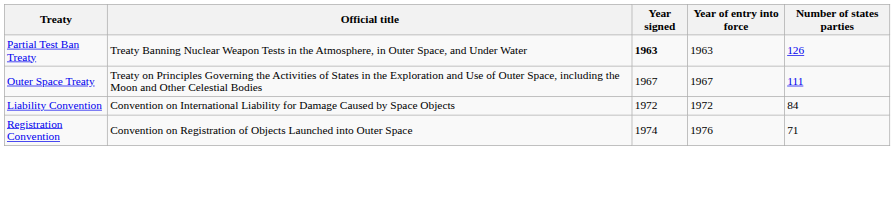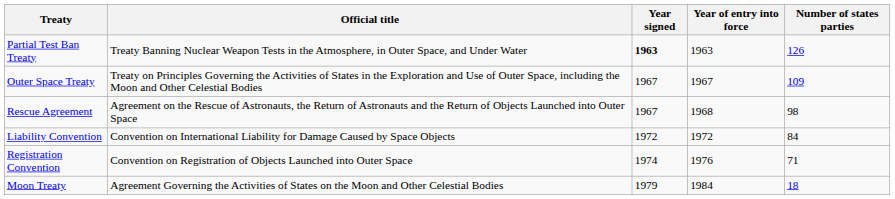(795, 81) 111 -> (796, 81) 109
+ row: (50, 112)
+ row: (36, 185)
